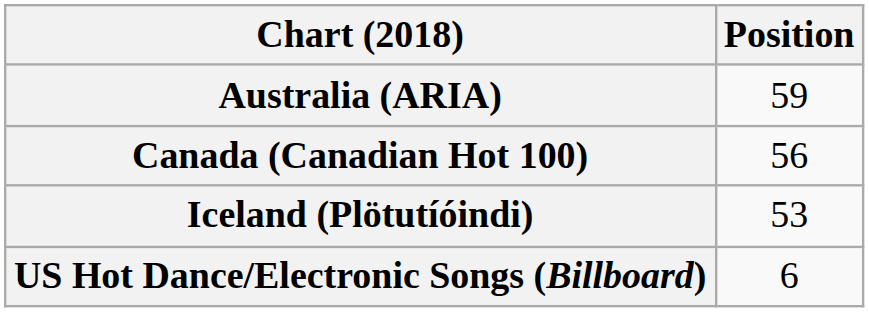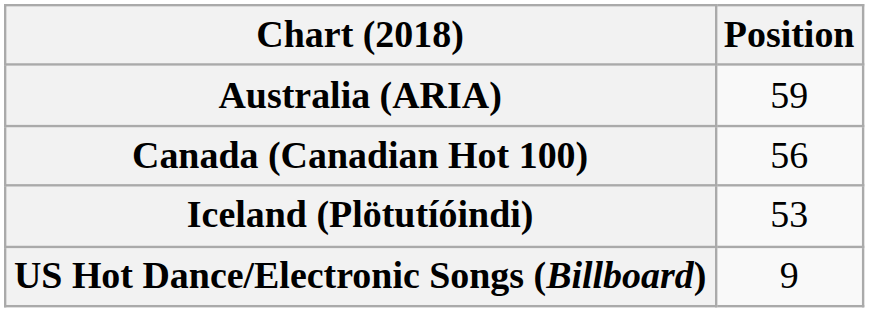(789, 275) 6 -> (789, 275) 9
